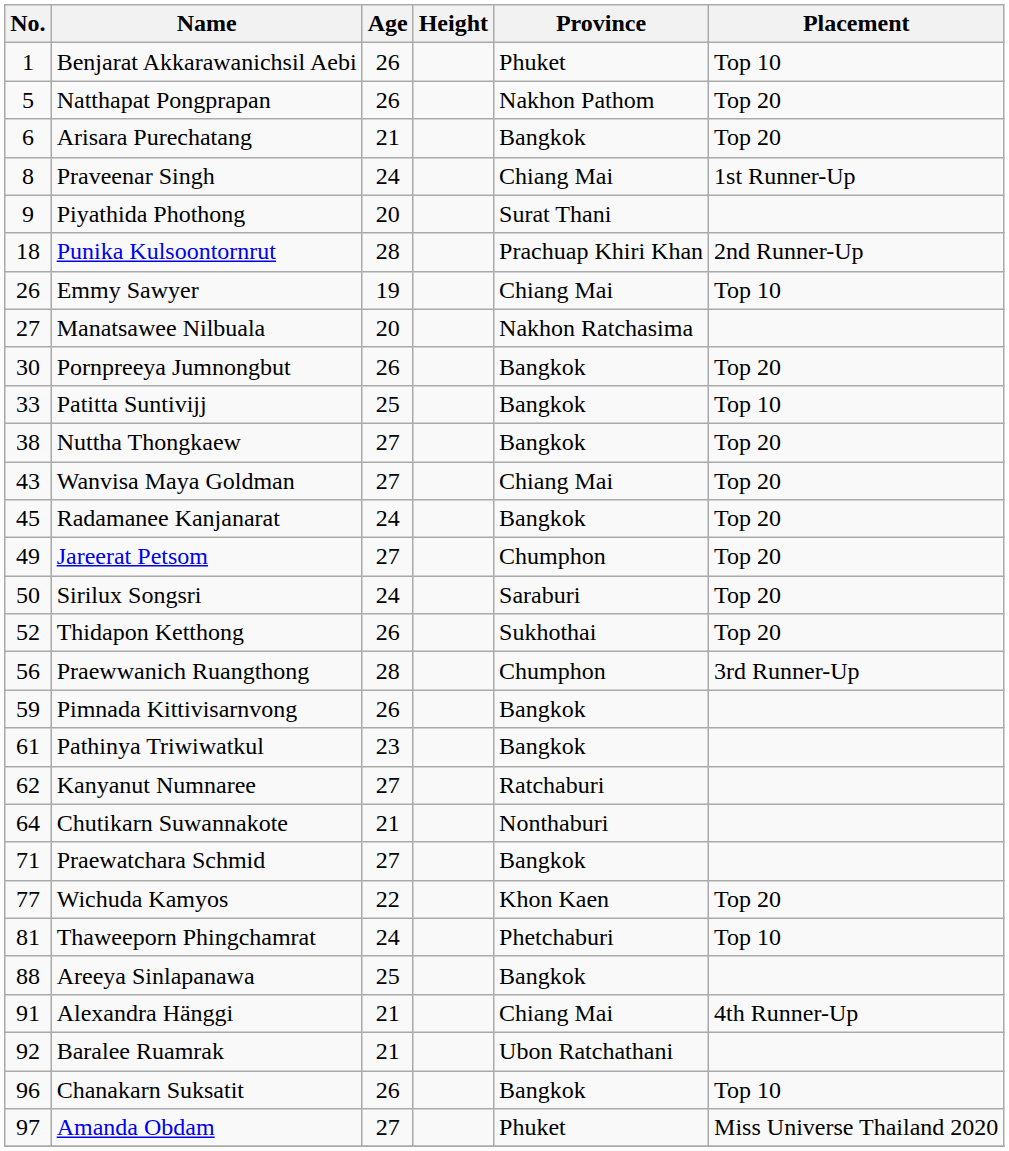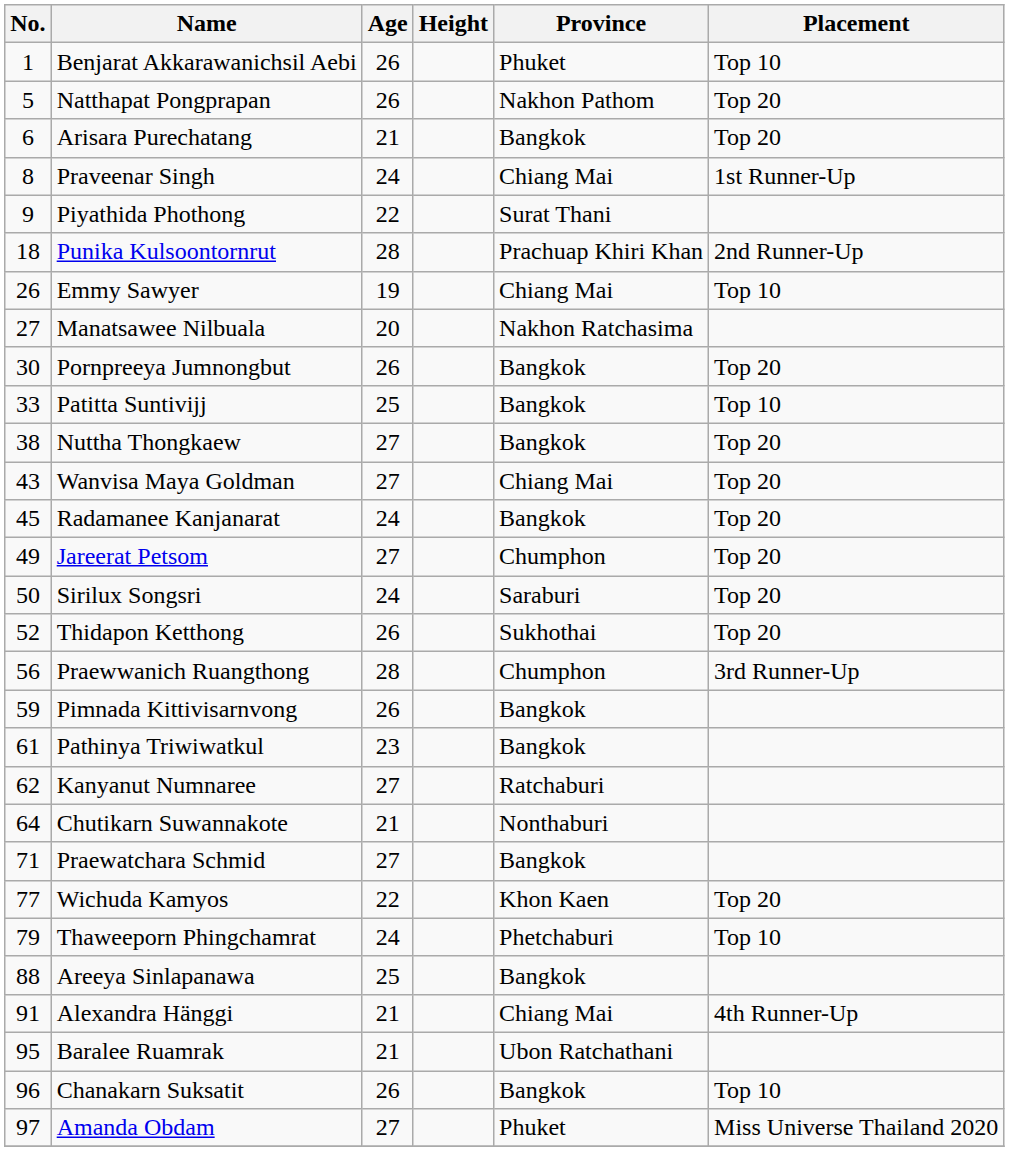(388, 213) 20 -> (388, 213) 22
(28, 937) 81 -> (28, 937) 79
(28, 1051) 92 -> (28, 1051) 95
